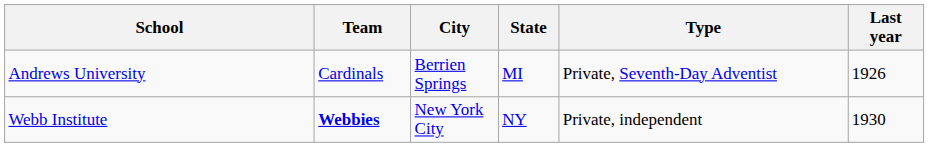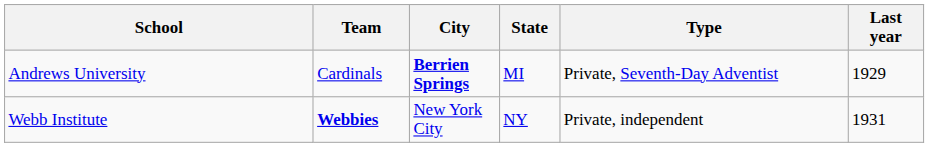(441, 73) normal -> (441, 73) bold
(869, 73) 1926 -> (869, 73) 1929
(869, 119) 1930 -> (869, 119) 1931
